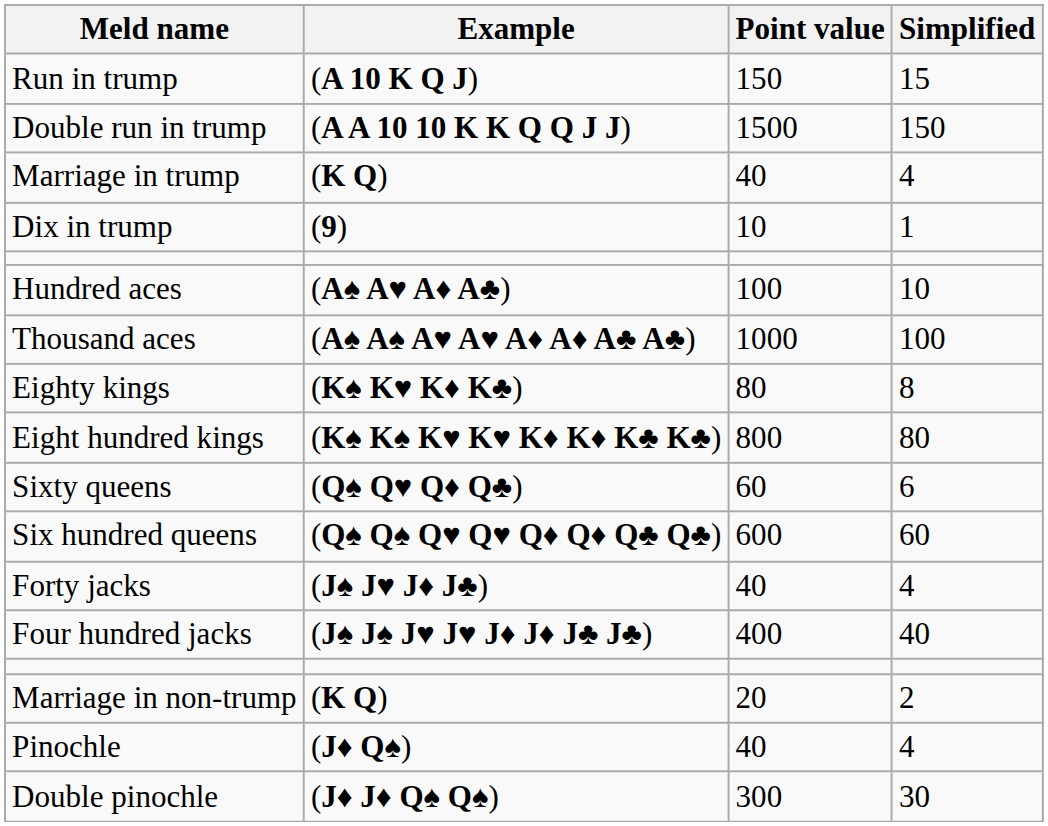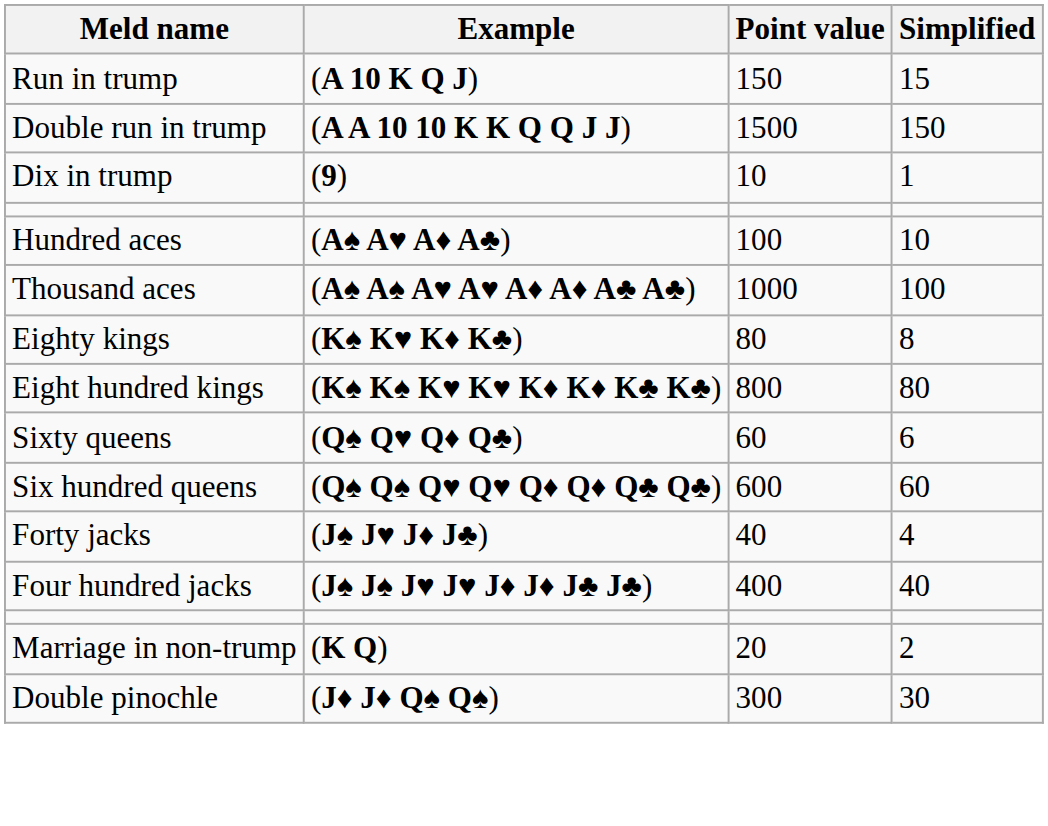- row: (126, 176)
- row: (66, 746)
